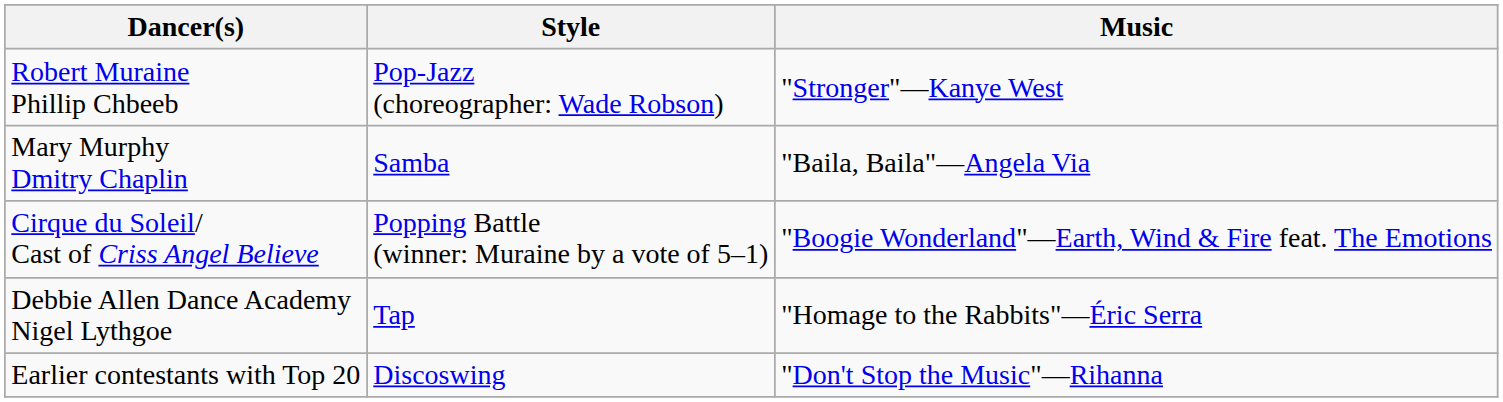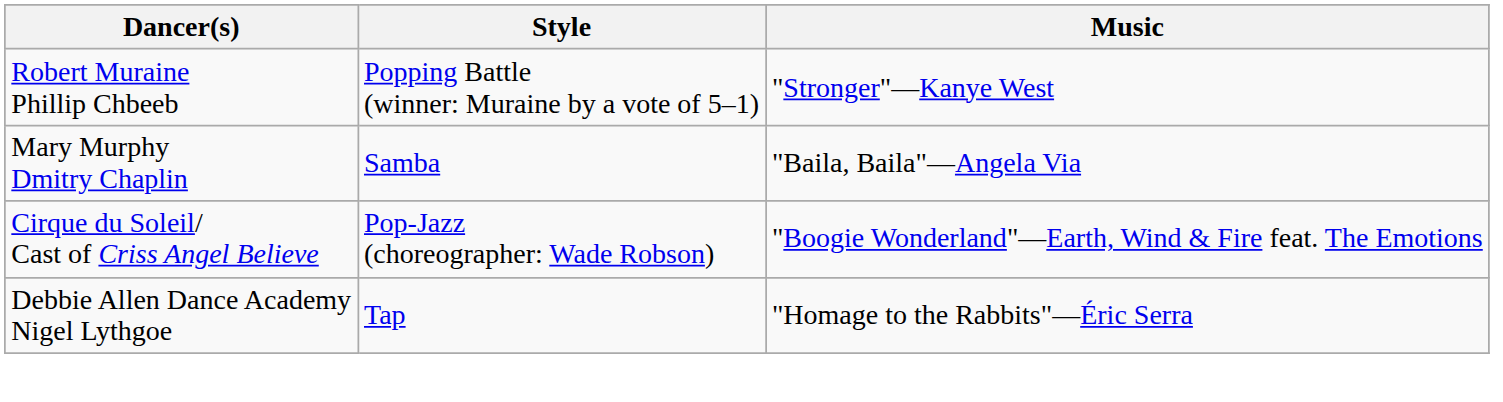(548, 86) Pop-Jazz (choreographer: Wade Robson) -> (562, 86) Popping Battle (winner: Muraine by a vote of 5–1)
(571, 238) Popping Battle (winner: Muraine by a vote of 5–1) -> (539, 238) Pop-Jazz (choreographer: Wade Robson)
- row: (186, 374)
